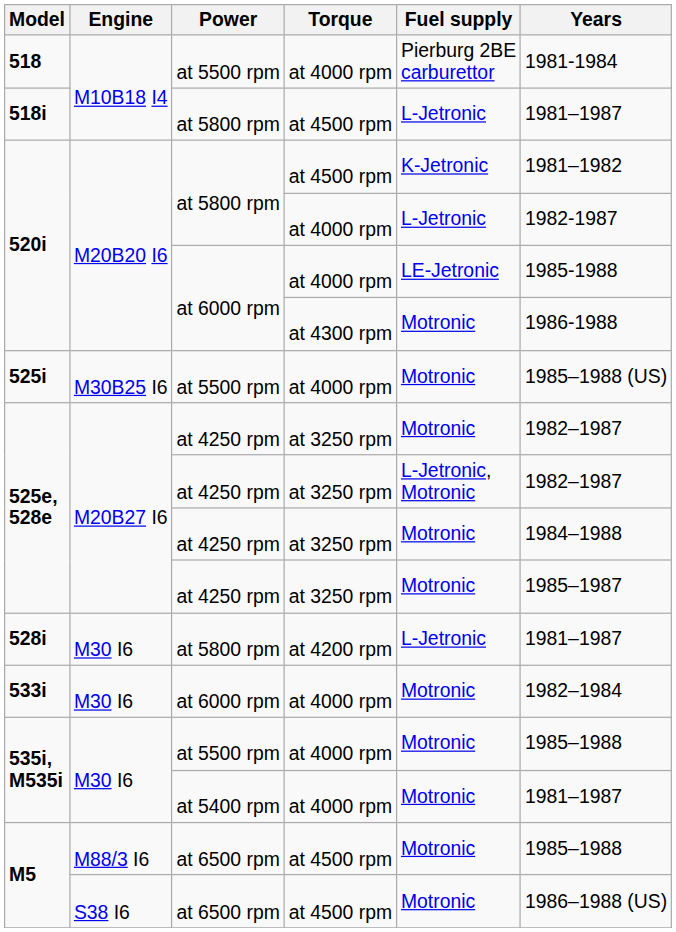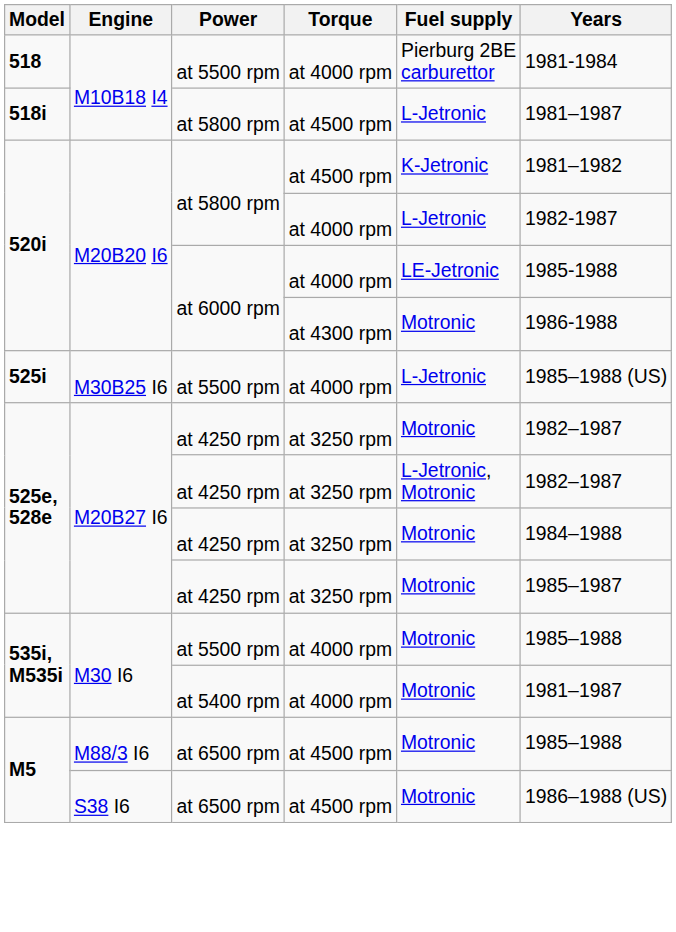(438, 376) Motronic -> (443, 376) L-Jetronic
- row: (28, 638)
- row: (28, 691)
